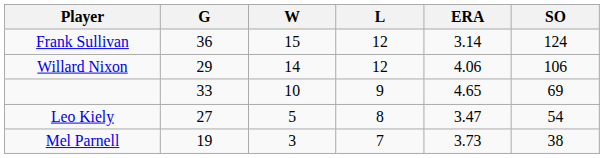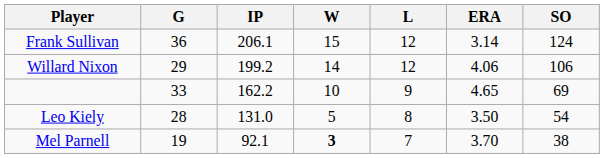+ column: (255, 16)
(204, 116) 27 -> (179, 116) 28
(468, 116) 3.47 -> (485, 116) 3.50
(292, 141) normal -> (332, 141) bold
(468, 141) 3.73 -> (485, 141) 3.70
